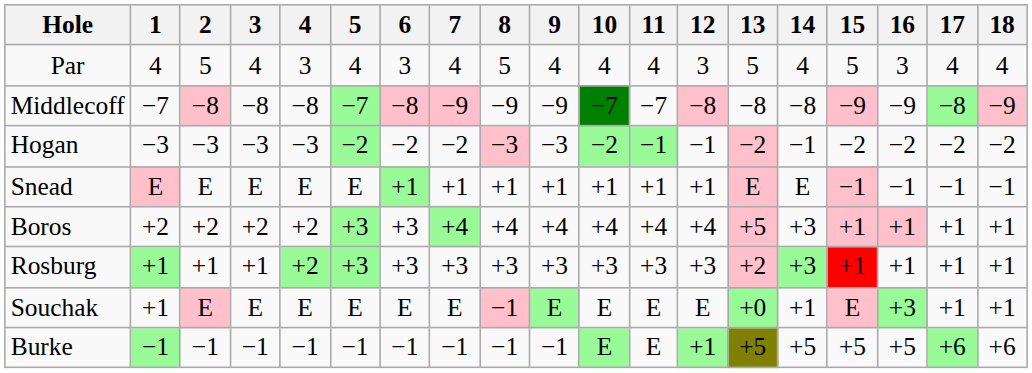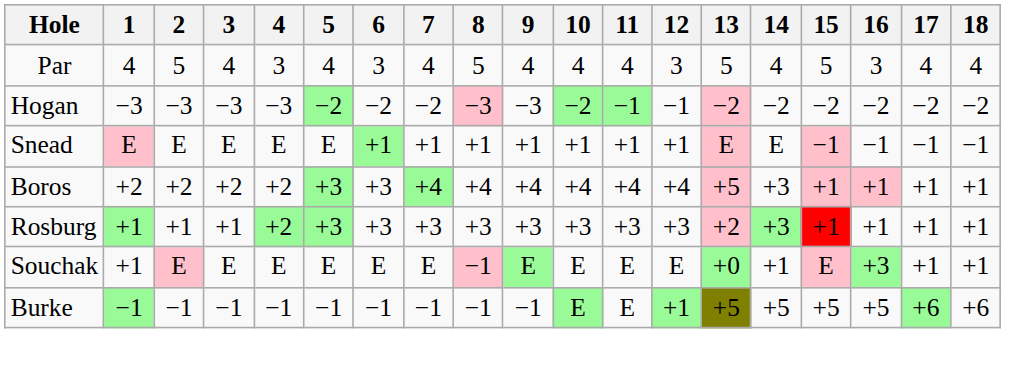- row: (68, 105)
(803, 145) −1 -> (776, 105) −2
